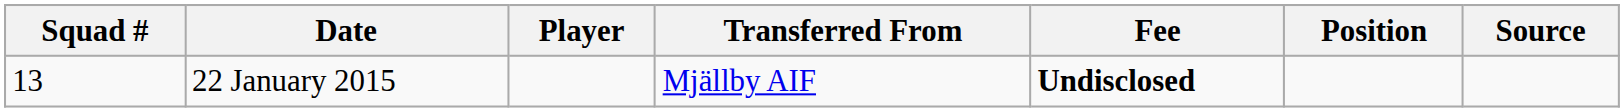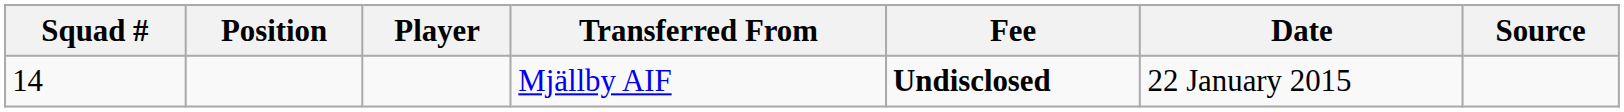columns swapped: (1374, 30) <-> (346, 30)
(28, 81) 13 -> (28, 81) 14
